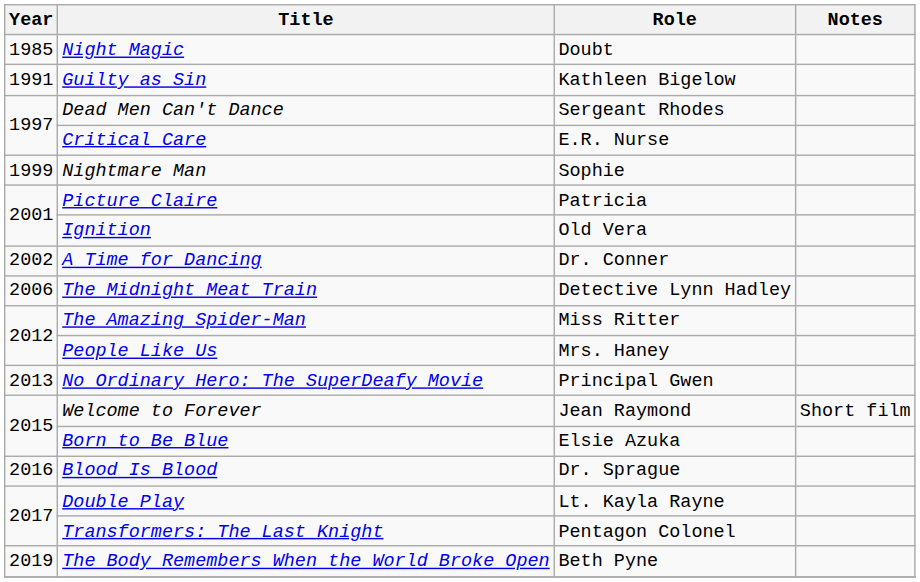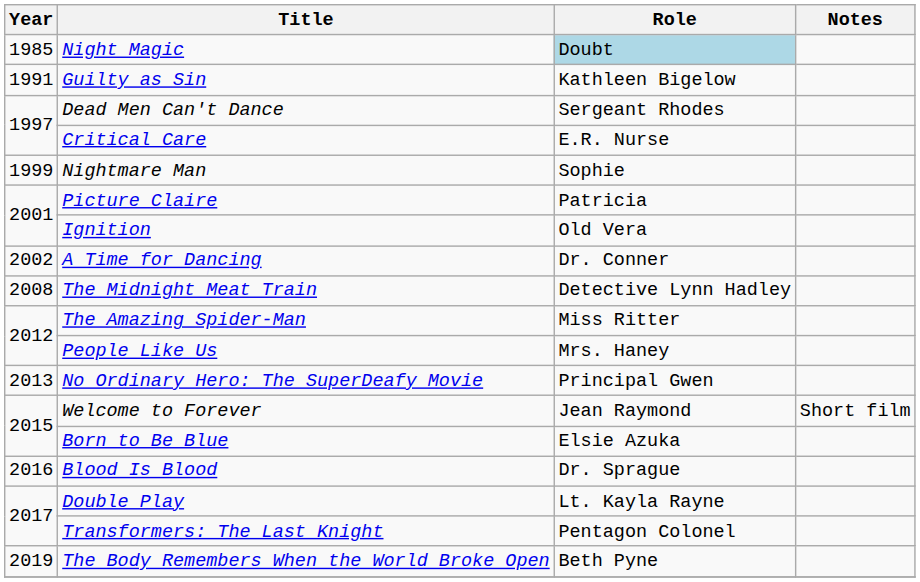(586, 50) no background -> (586, 50) lightblue background
(31, 291) 2006 -> (31, 291) 2008
